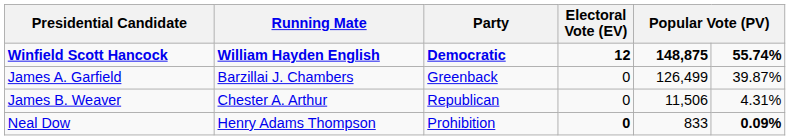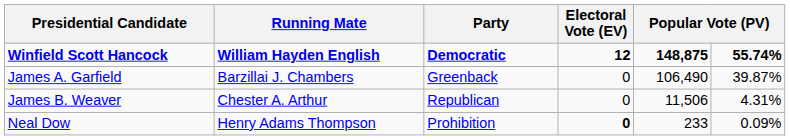(682, 77) 126,499 -> (682, 77) 106,490
(696, 123) 833 -> (696, 123) 233
(761, 123) bold -> (761, 123) normal
